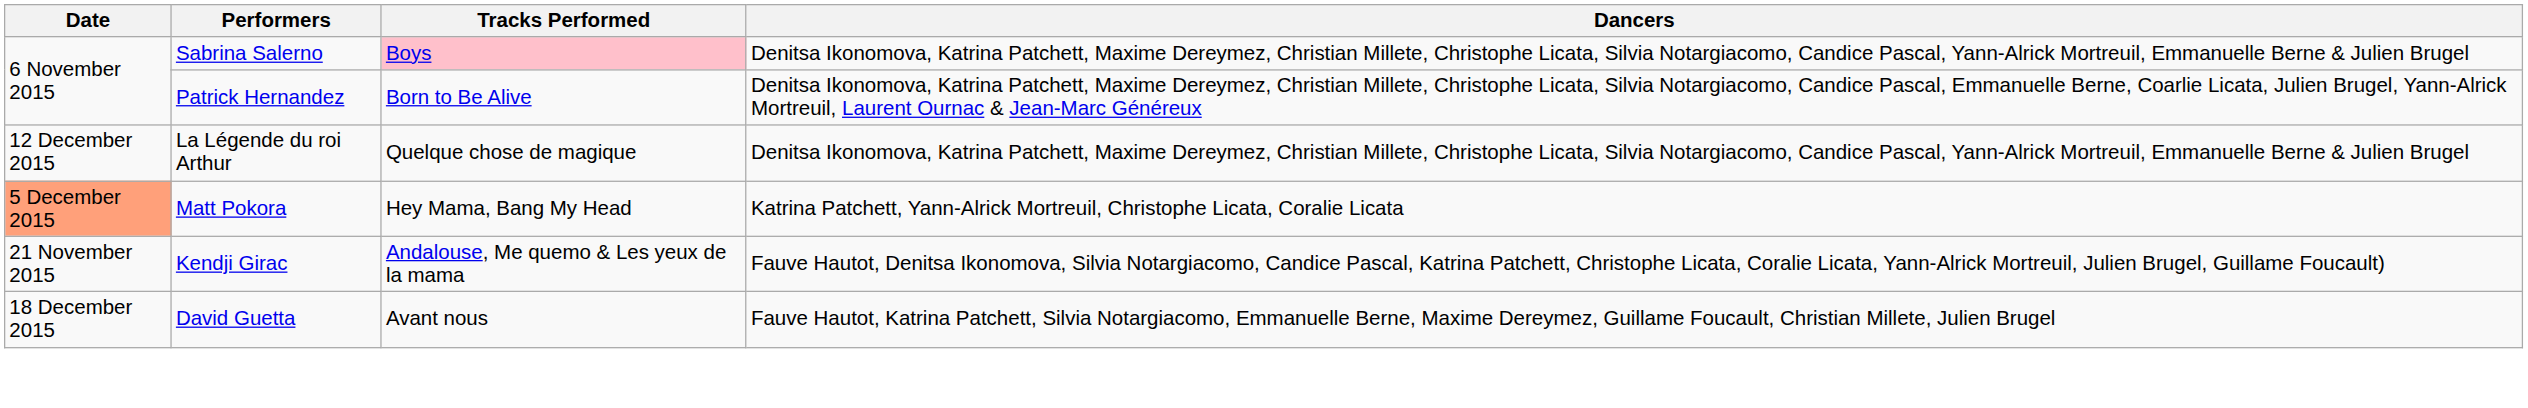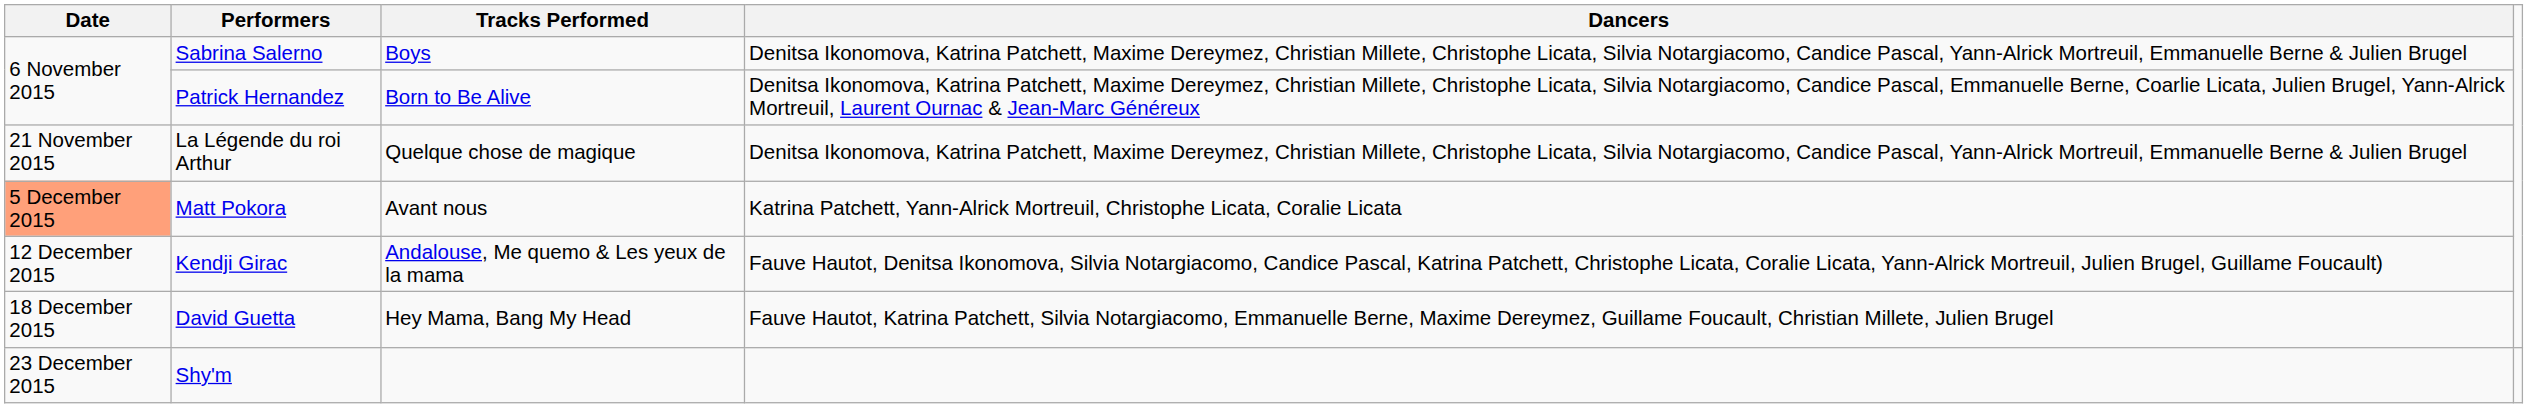(409, 53) pink background -> (408, 53) no background
(71, 152) 12 December 2015 -> (71, 152) 21 November 2015
(509, 208) Hey Mama, Bang My Head -> (436, 208) Avant nous
(71, 263) 21 November 2015 -> (71, 263) 12 December 2015
(437, 319) Avant nous -> (508, 319) Hey Mama, Bang My Head
+ row: (204, 374)
